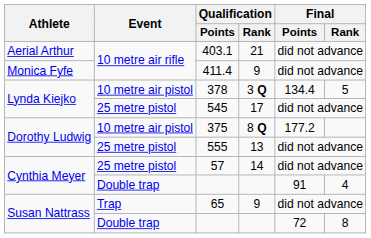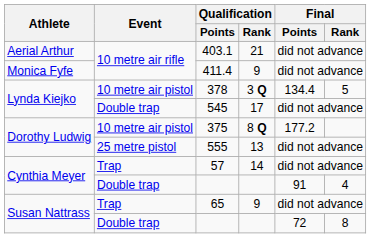(137, 109) 25 metre pistol -> (128, 109) Double trap
(137, 166) 25 metre pistol -> (109, 166) Trap
